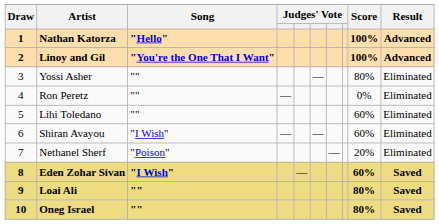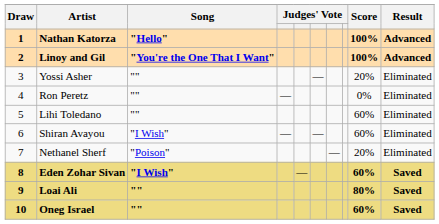(364, 77) 80% -> (364, 77) 20%
(364, 210) 80% -> (364, 210) 60%
